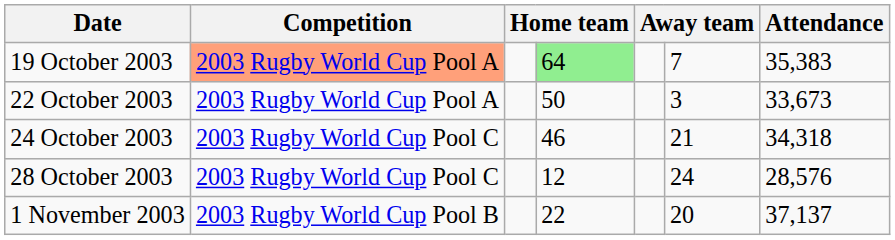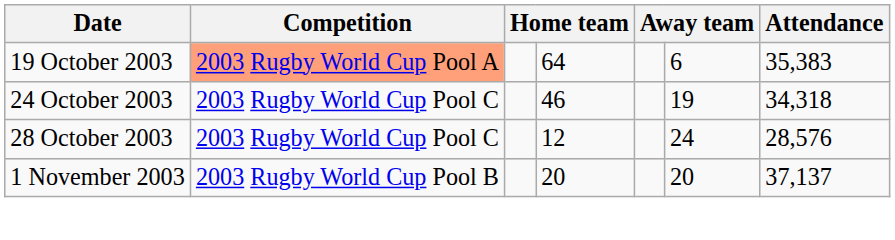(553, 61) lightgreen background -> (553, 61) no background
(676, 61) 7 -> (676, 61) 6
- row: (92, 100)
(682, 138) 21 -> (682, 100) 19
(553, 215) 22 -> (553, 176) 20
